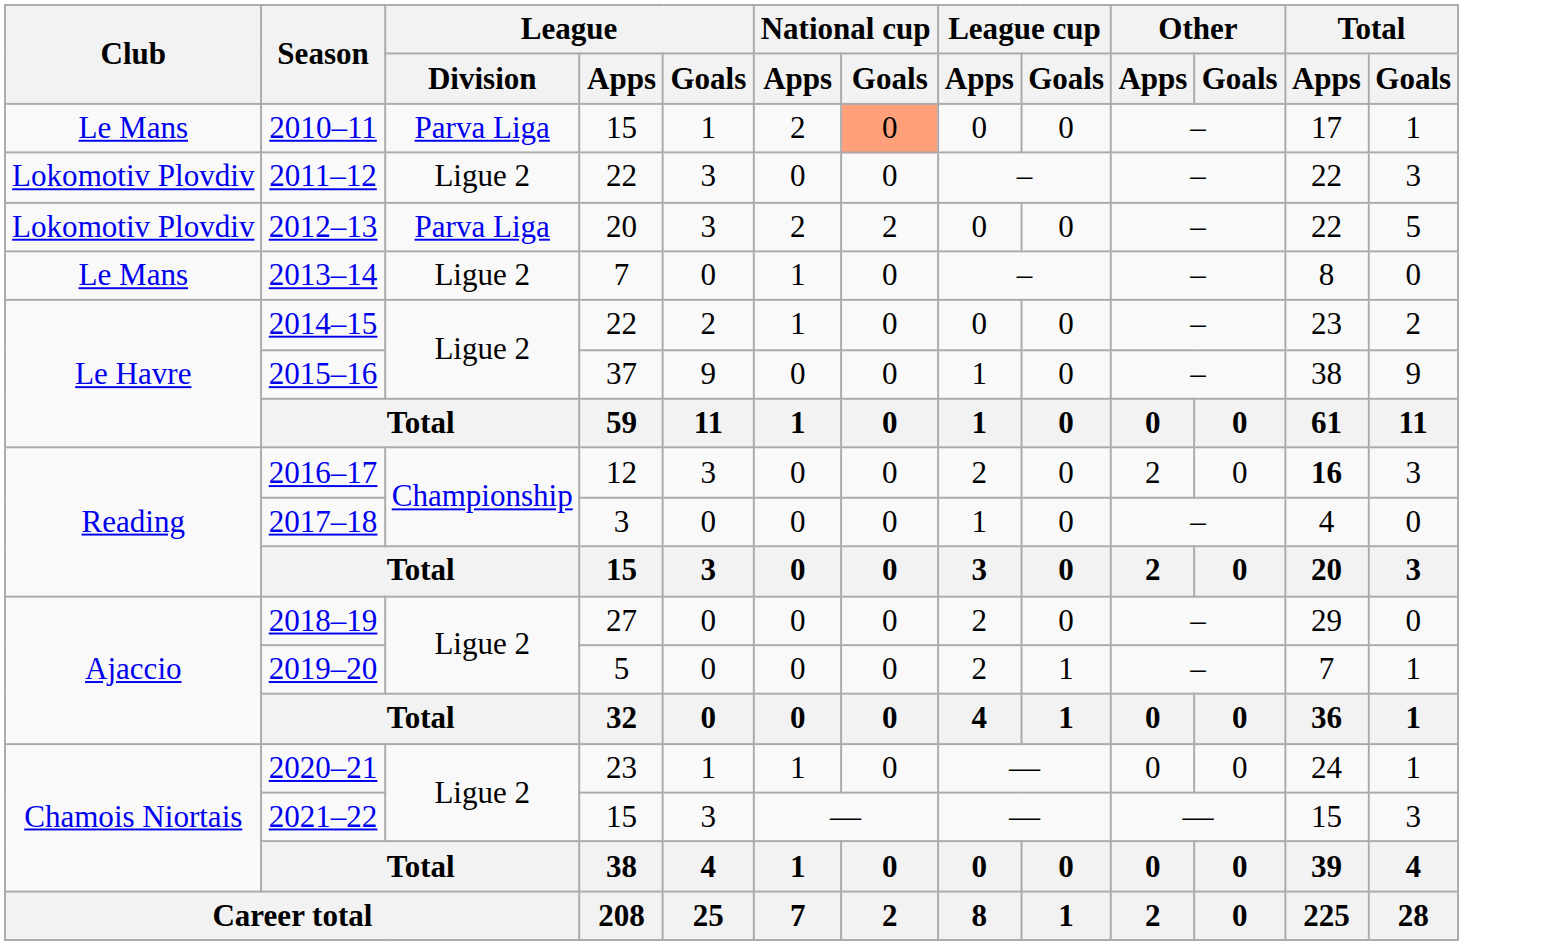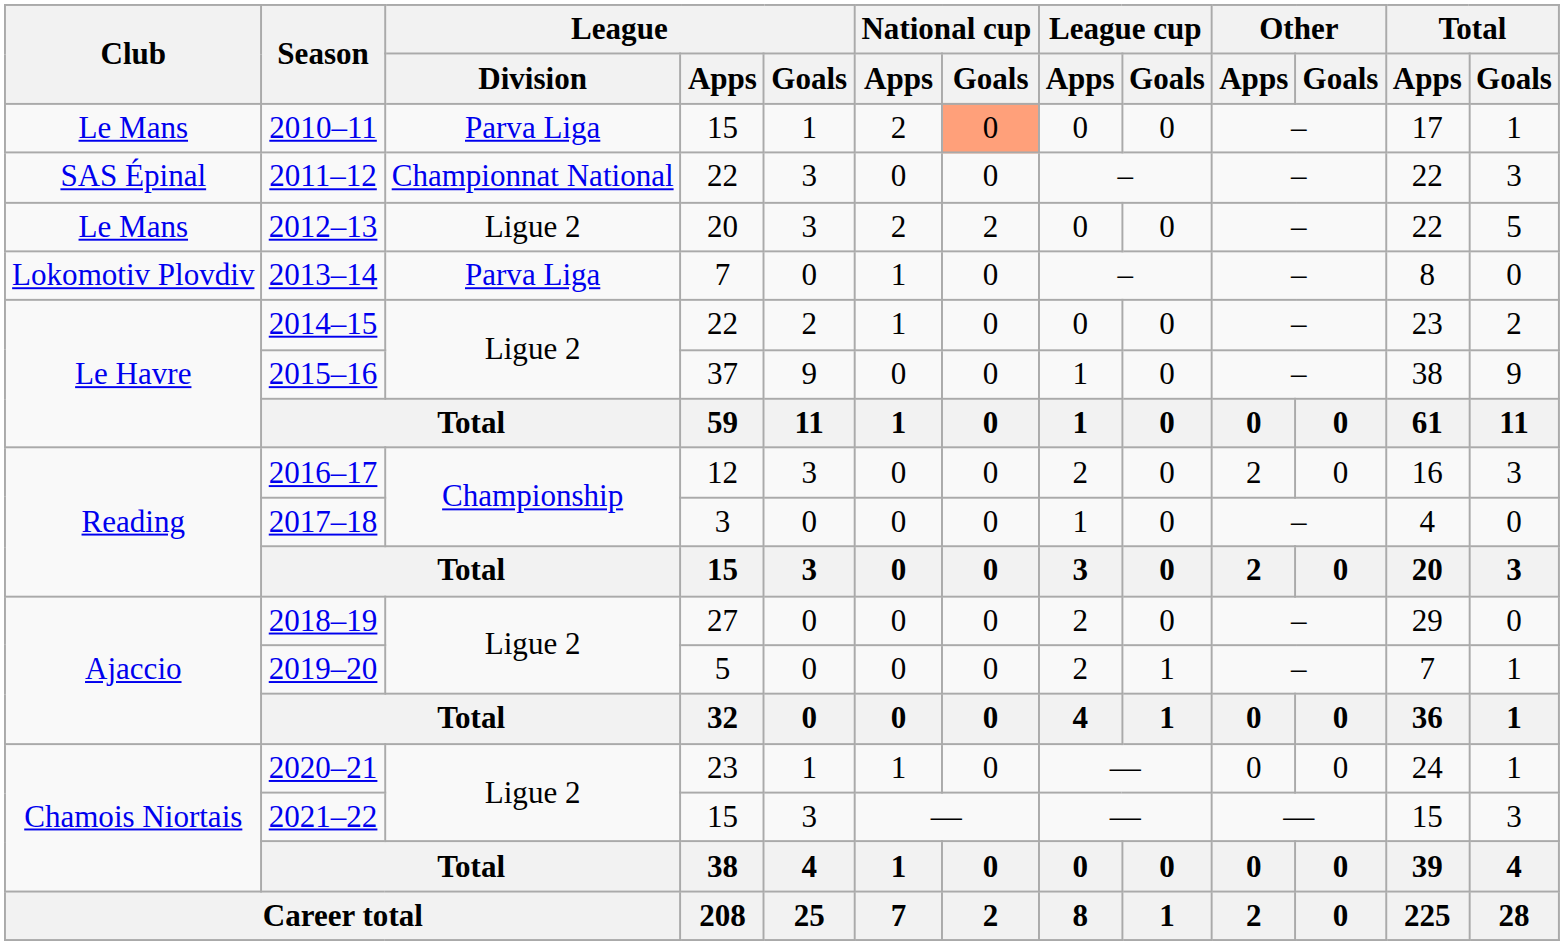(133, 176) Lokomotiv Plovdiv -> (133, 176) SAS Épinal
(482, 176) Ligue 2 -> (533, 176) Championnat National
(133, 226) Lokomotiv Plovdiv -> (133, 226) Le Mans
(482, 226) Parva Liga -> (533, 226) Ligue 2
(133, 275) Le Mans -> (133, 275) Lokomotiv Plovdiv
(482, 275) Ligue 2 -> (533, 275) Parva Liga
(1326, 472) bold -> (1427, 472) normal
